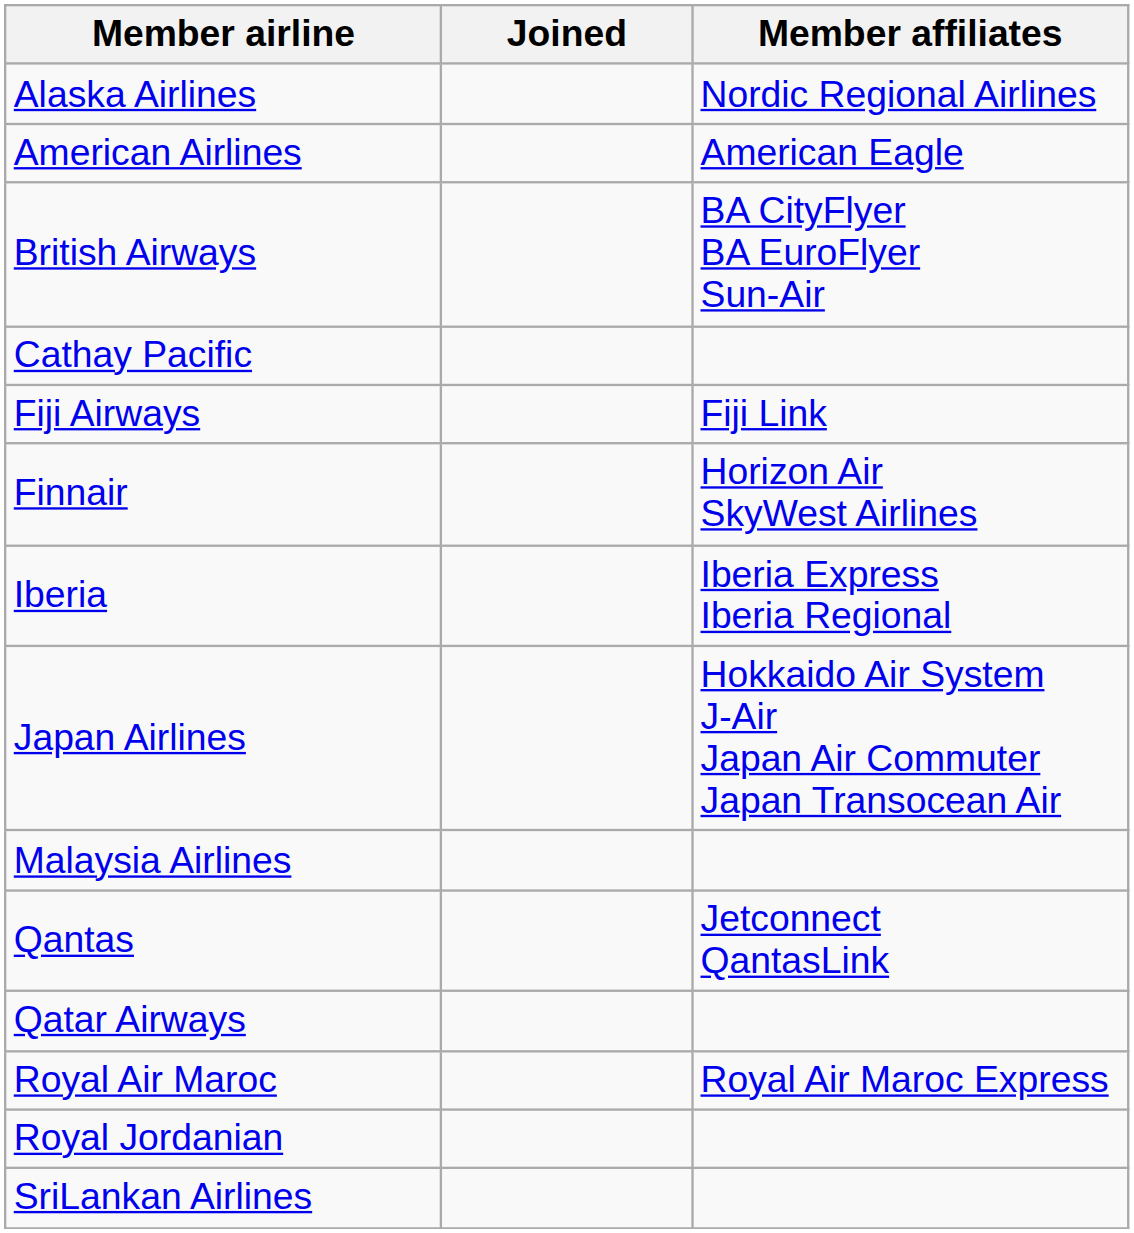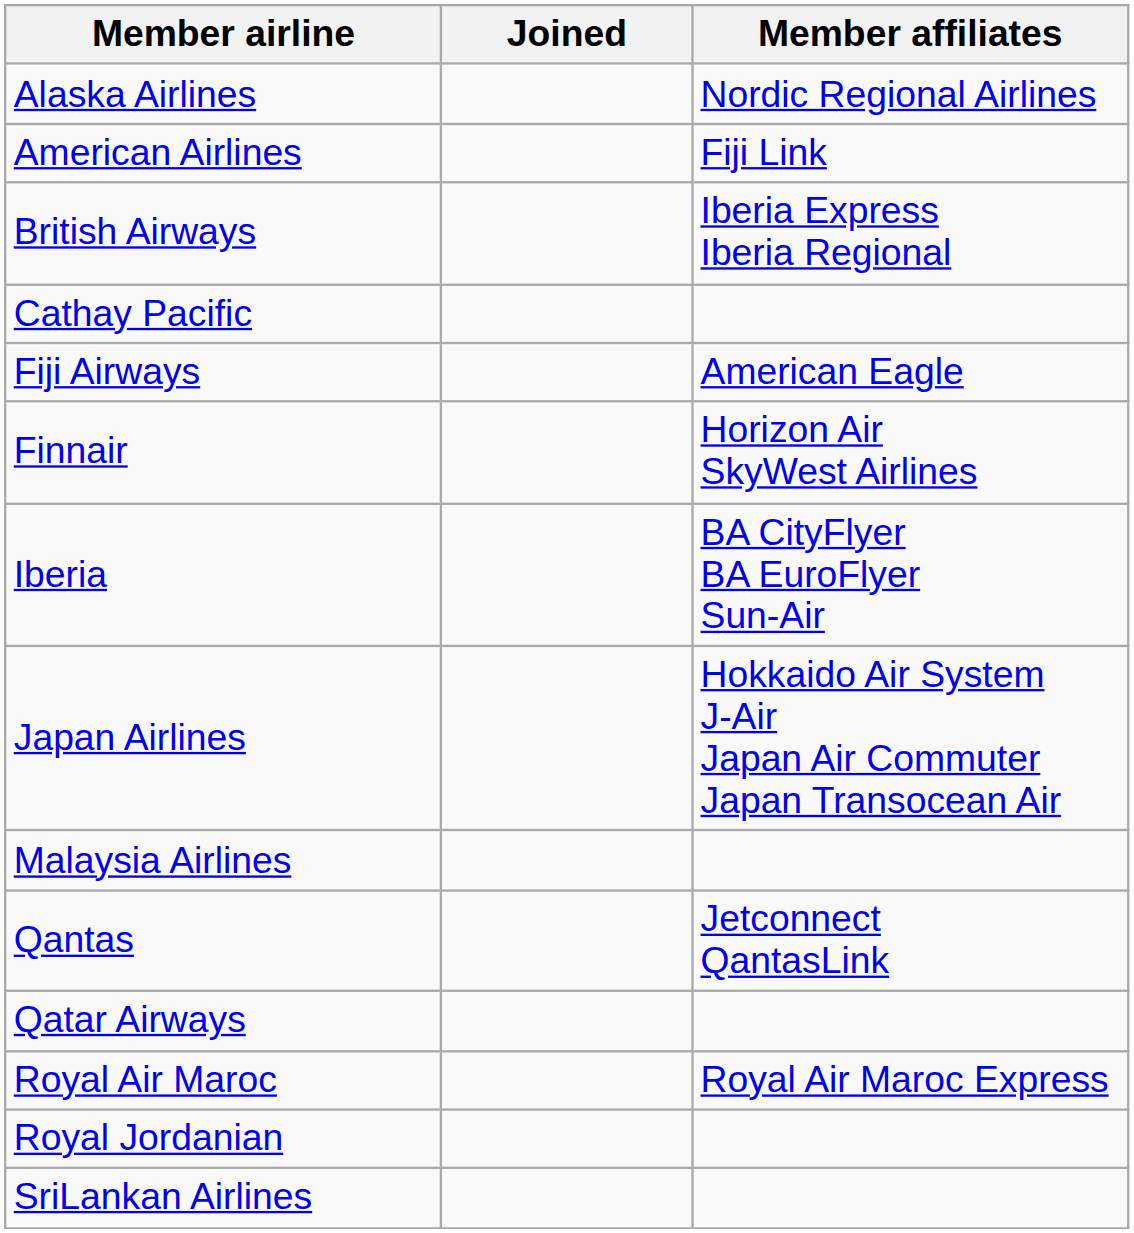(832, 152) American Eagle -> (764, 152) Fiji Link
(810, 253) BA CityFlyer BA EuroFlyer Sun-Air -> (826, 232) Iberia Express Iberia Regional
(764, 413) Fiji Link -> (832, 371) American Eagle
(826, 594) Iberia Express Iberia Regional -> (810, 573) BA CityFlyer BA EuroFlyer Sun-Air
